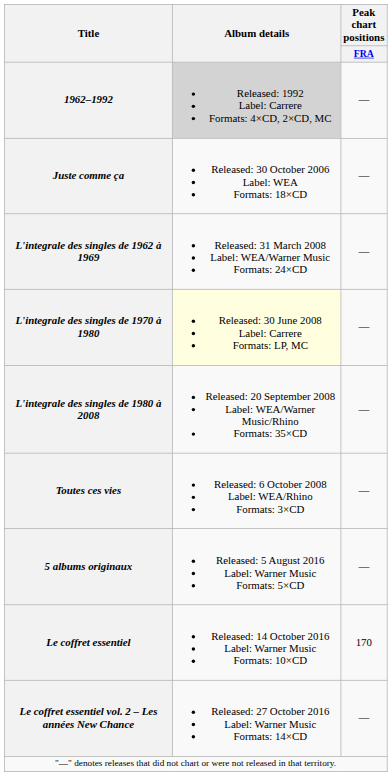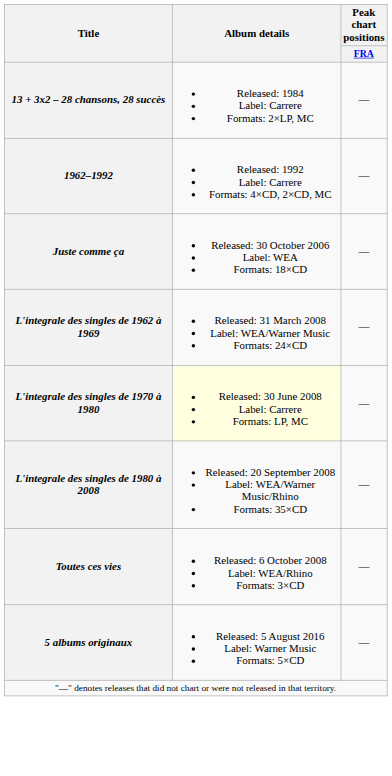+ row: (88, 100)
(257, 106) lightgrey background -> (257, 182) no background
- row: (88, 642)
- row: (88, 718)
